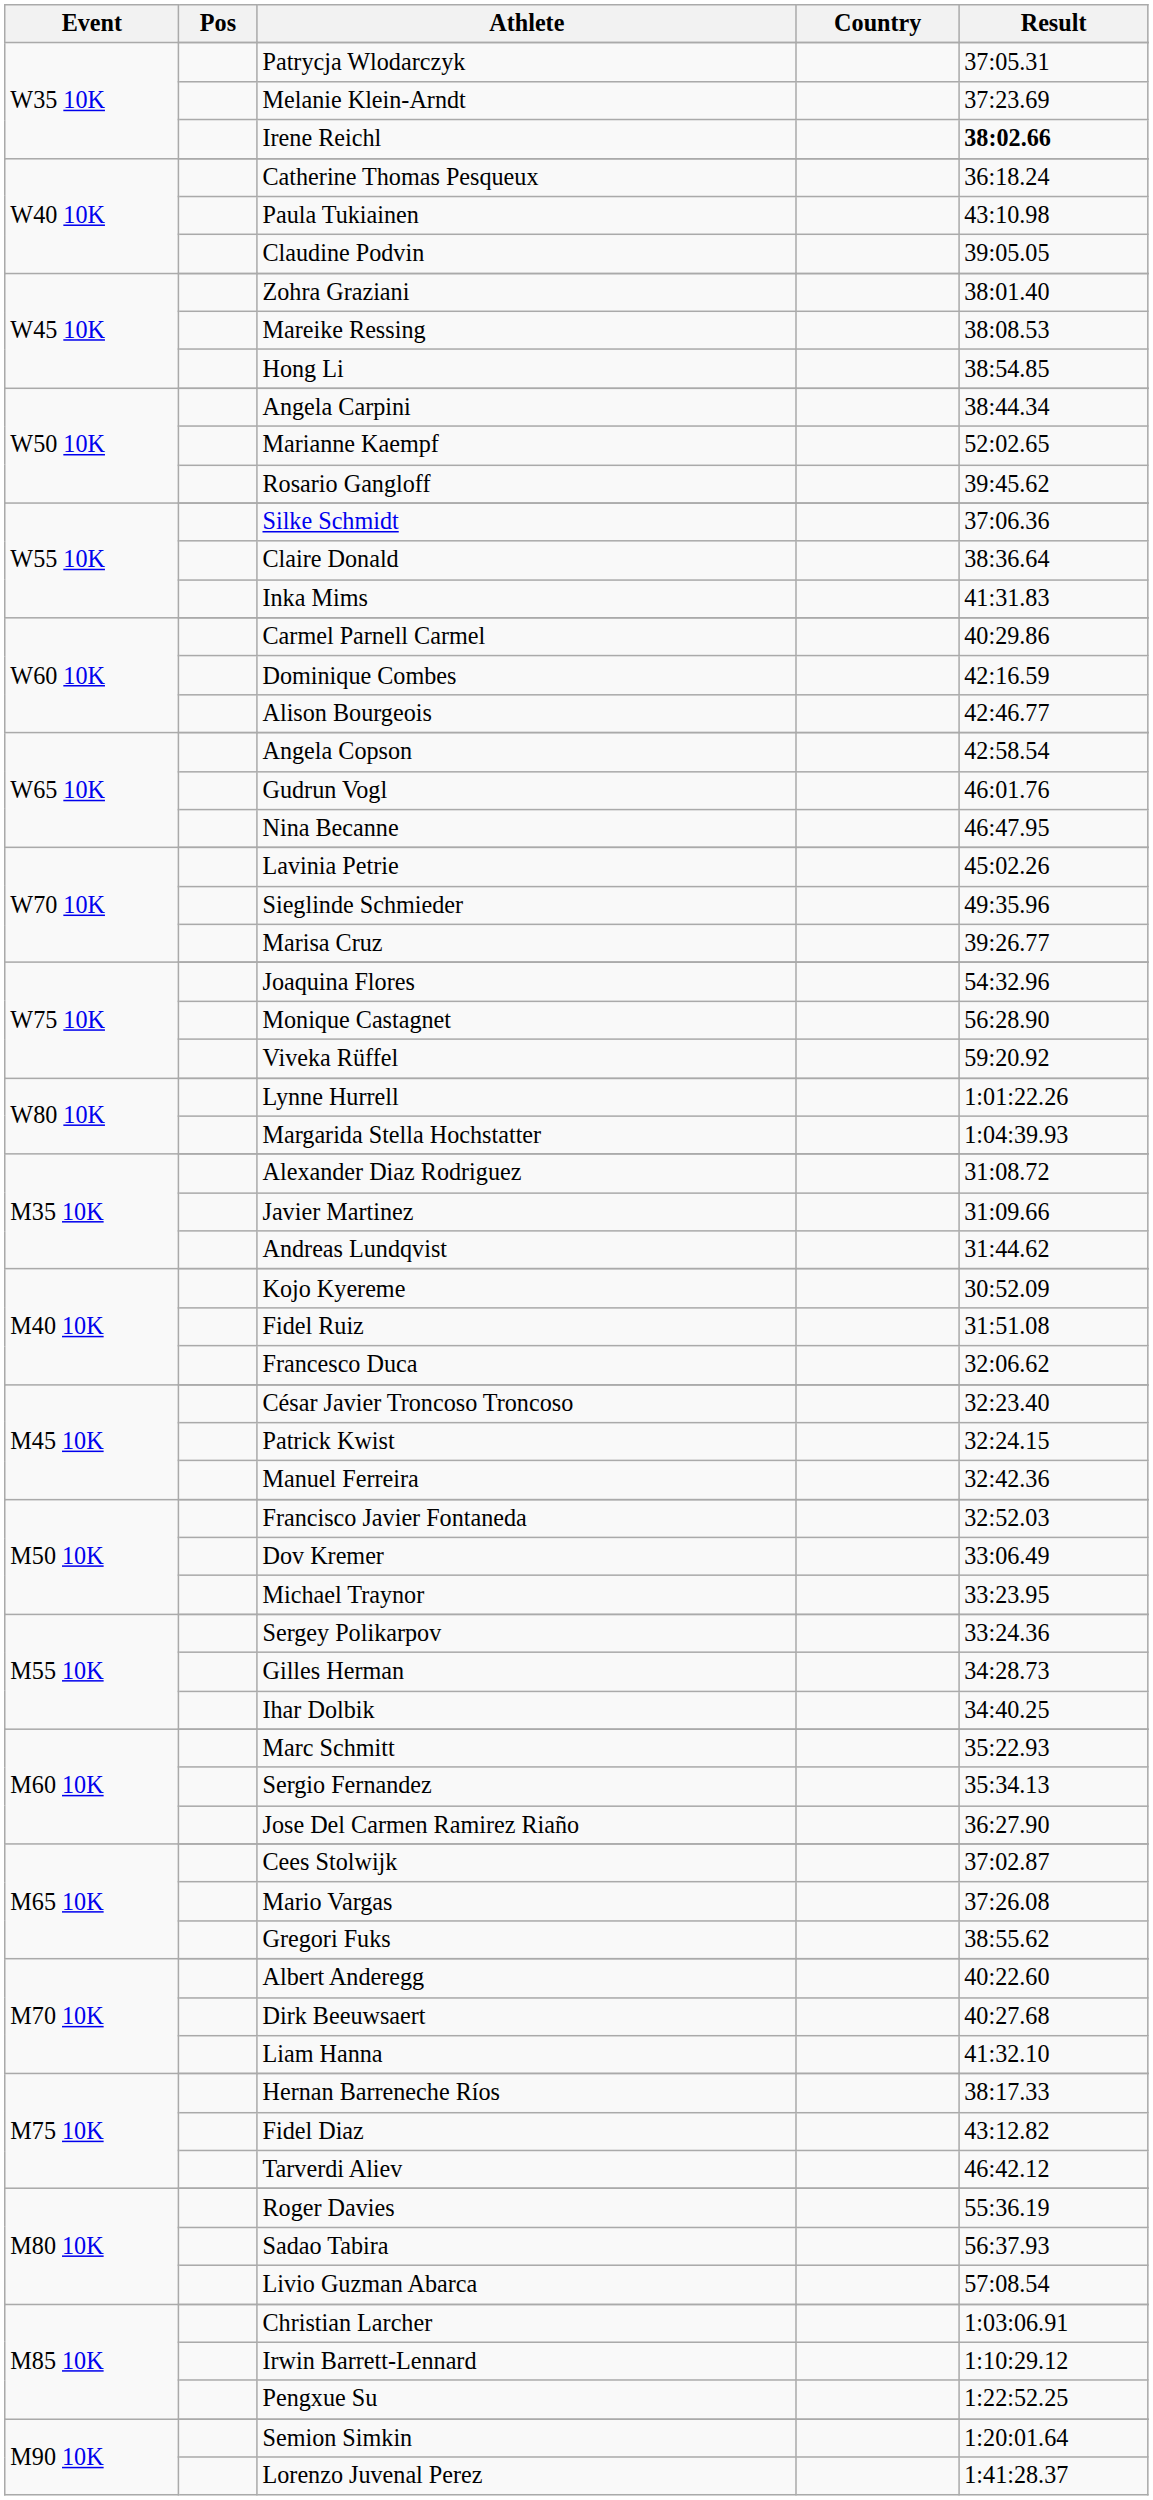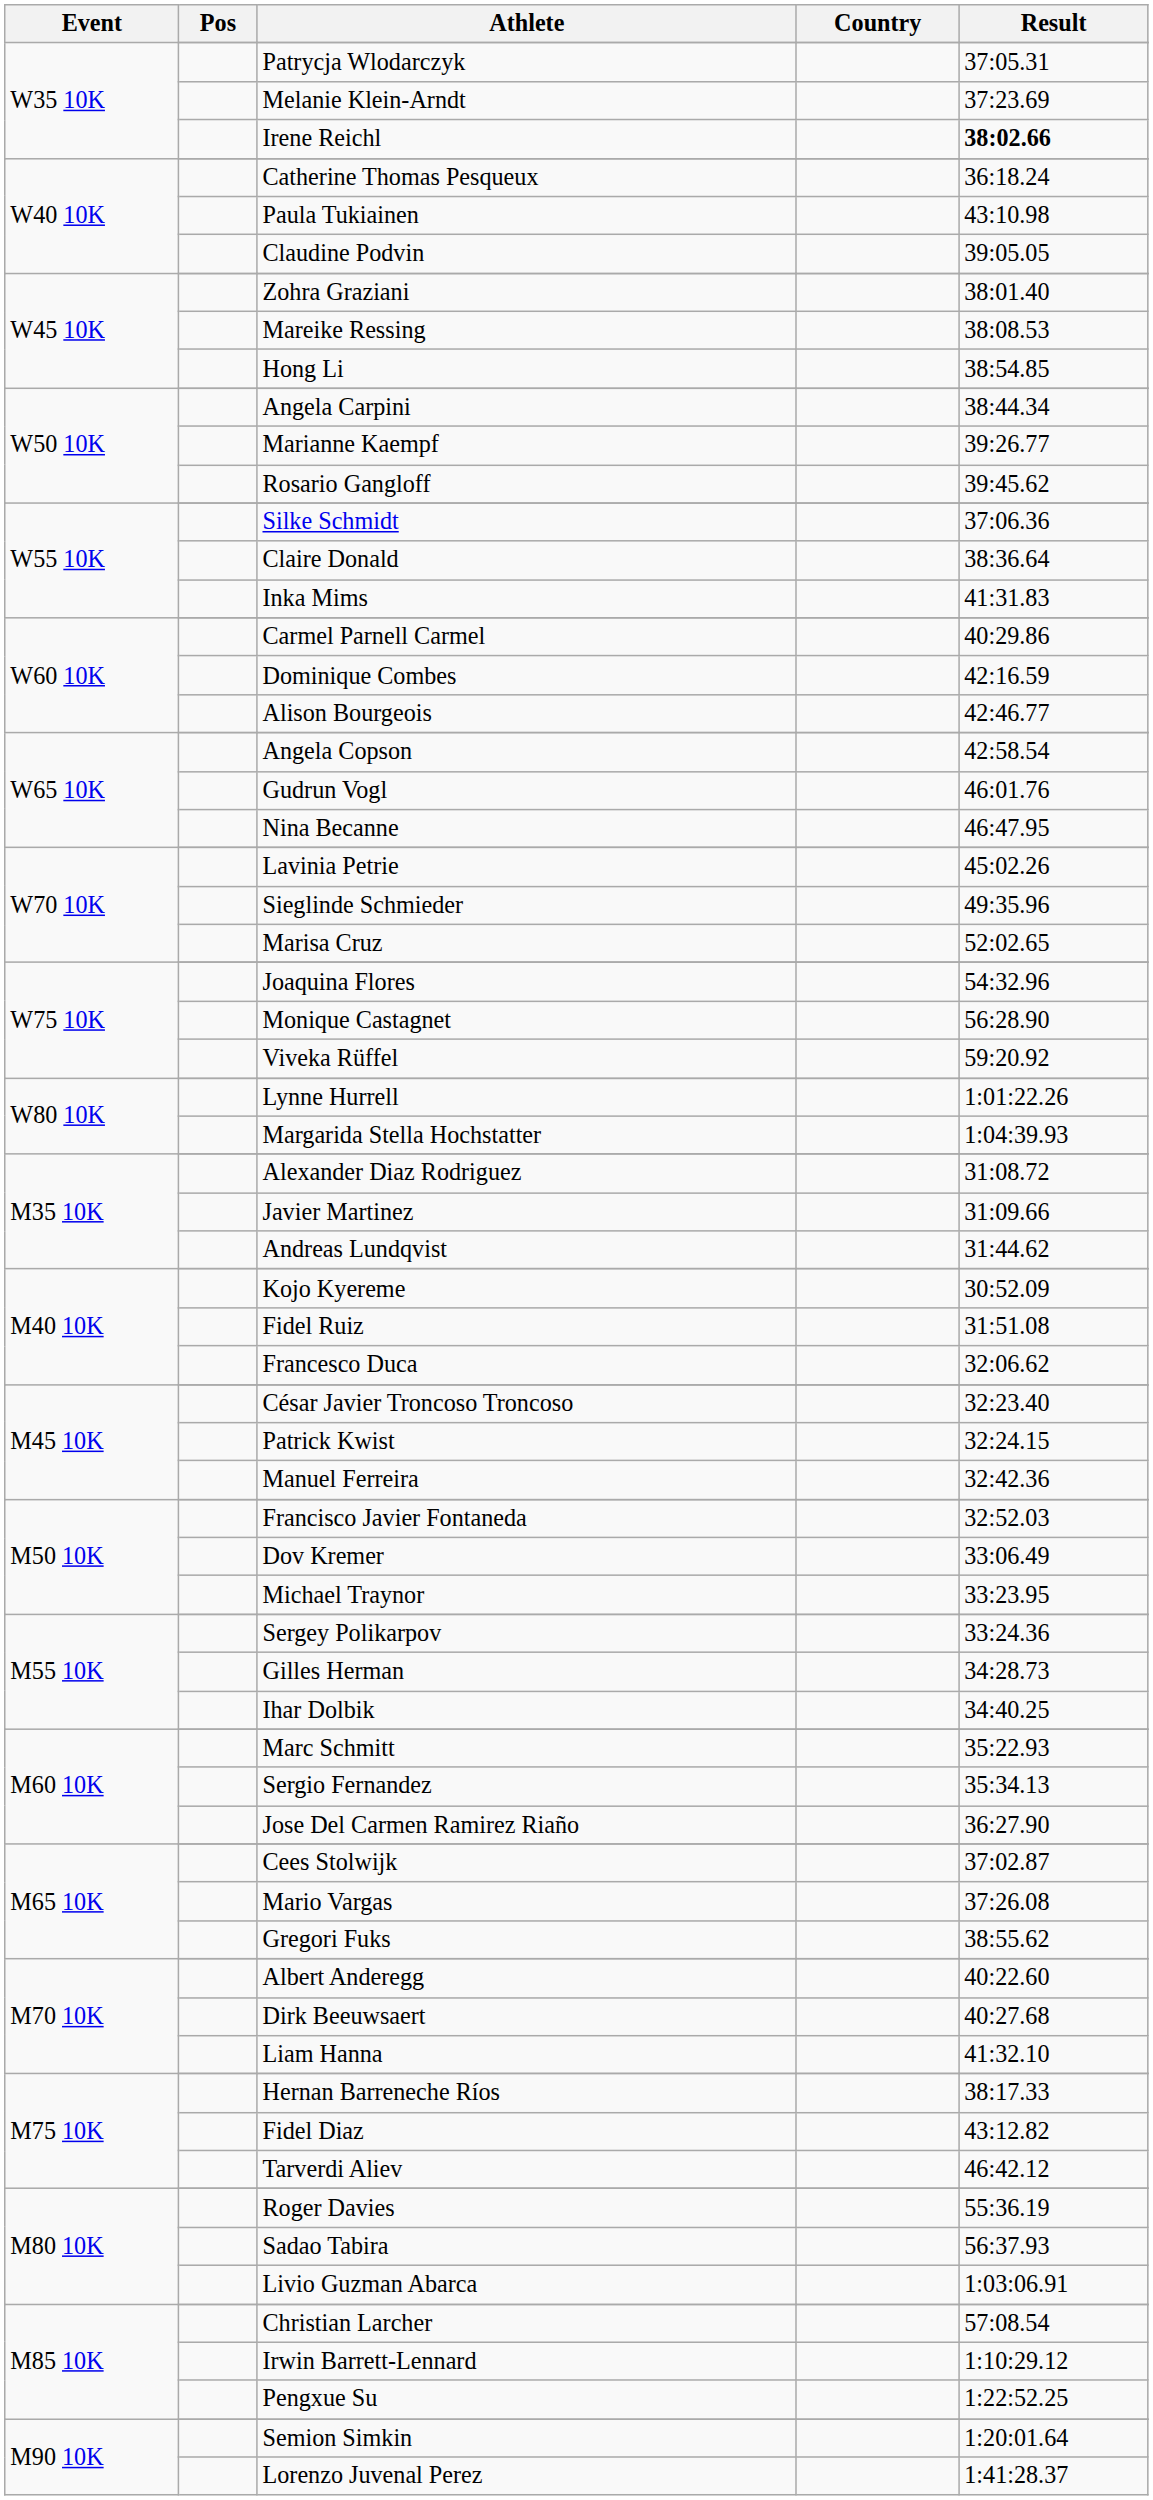(1007, 445) 52:02.65 -> (1007, 445) 39:26.77
(1007, 943) 39:26.77 -> (1007, 943) 52:02.65
(1007, 2284) 57:08.54 -> (1016, 2284) 1:03:06.91
(1016, 2322) 1:03:06.91 -> (1007, 2322) 57:08.54
